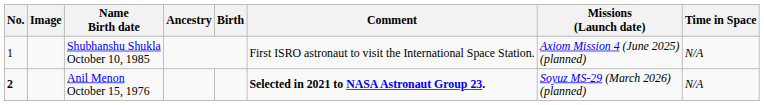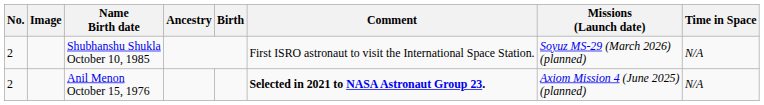(10, 52) 1 -> (10, 52) 2
(610, 52) Axiom Mission 4 (June 2025) (planned) -> (605, 52) Soyuz MS-29 (March 2026) (planned)
(10, 84) bold -> (10, 84) normal
(605, 84) Soyuz MS-29 (March 2026) (planned) -> (610, 84) Axiom Mission 4 (June 2025) (planned)
